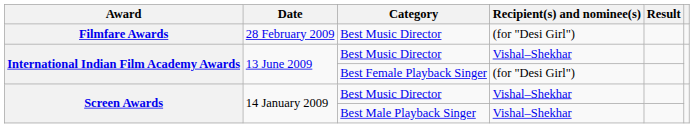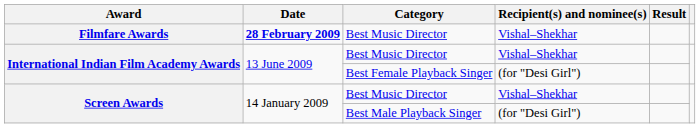(290, 34) normal -> (293, 34) bold
(534, 34) (for "Desi Girl") -> (538, 34) Vishal–Shekhar
(532, 113) Vishal–Shekhar -> (539, 113) (for "Desi Girl")
